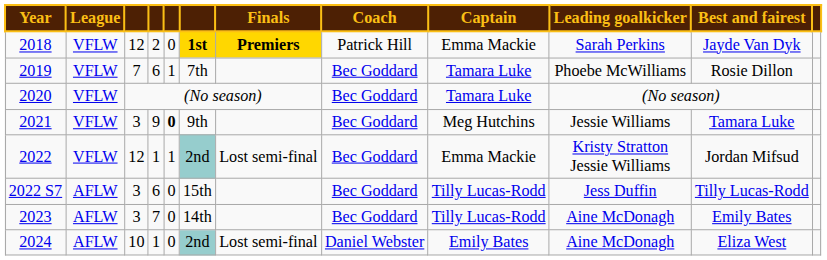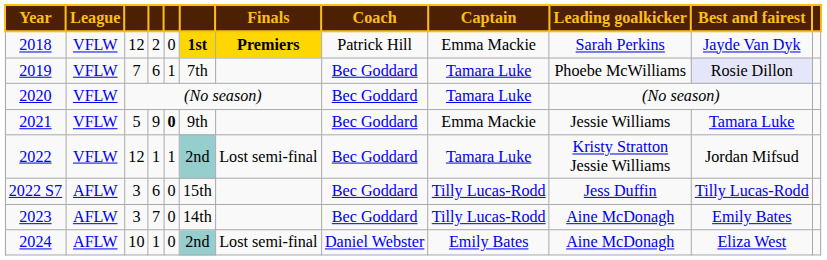(752, 70) no background -> (752, 70) lavender background
(136, 121) 3 -> (136, 121) 5
(489, 121) Meg Hutchins -> (489, 121) Emma Mackie
(489, 156) Emma Mackie -> (489, 156) Tamara Luke
